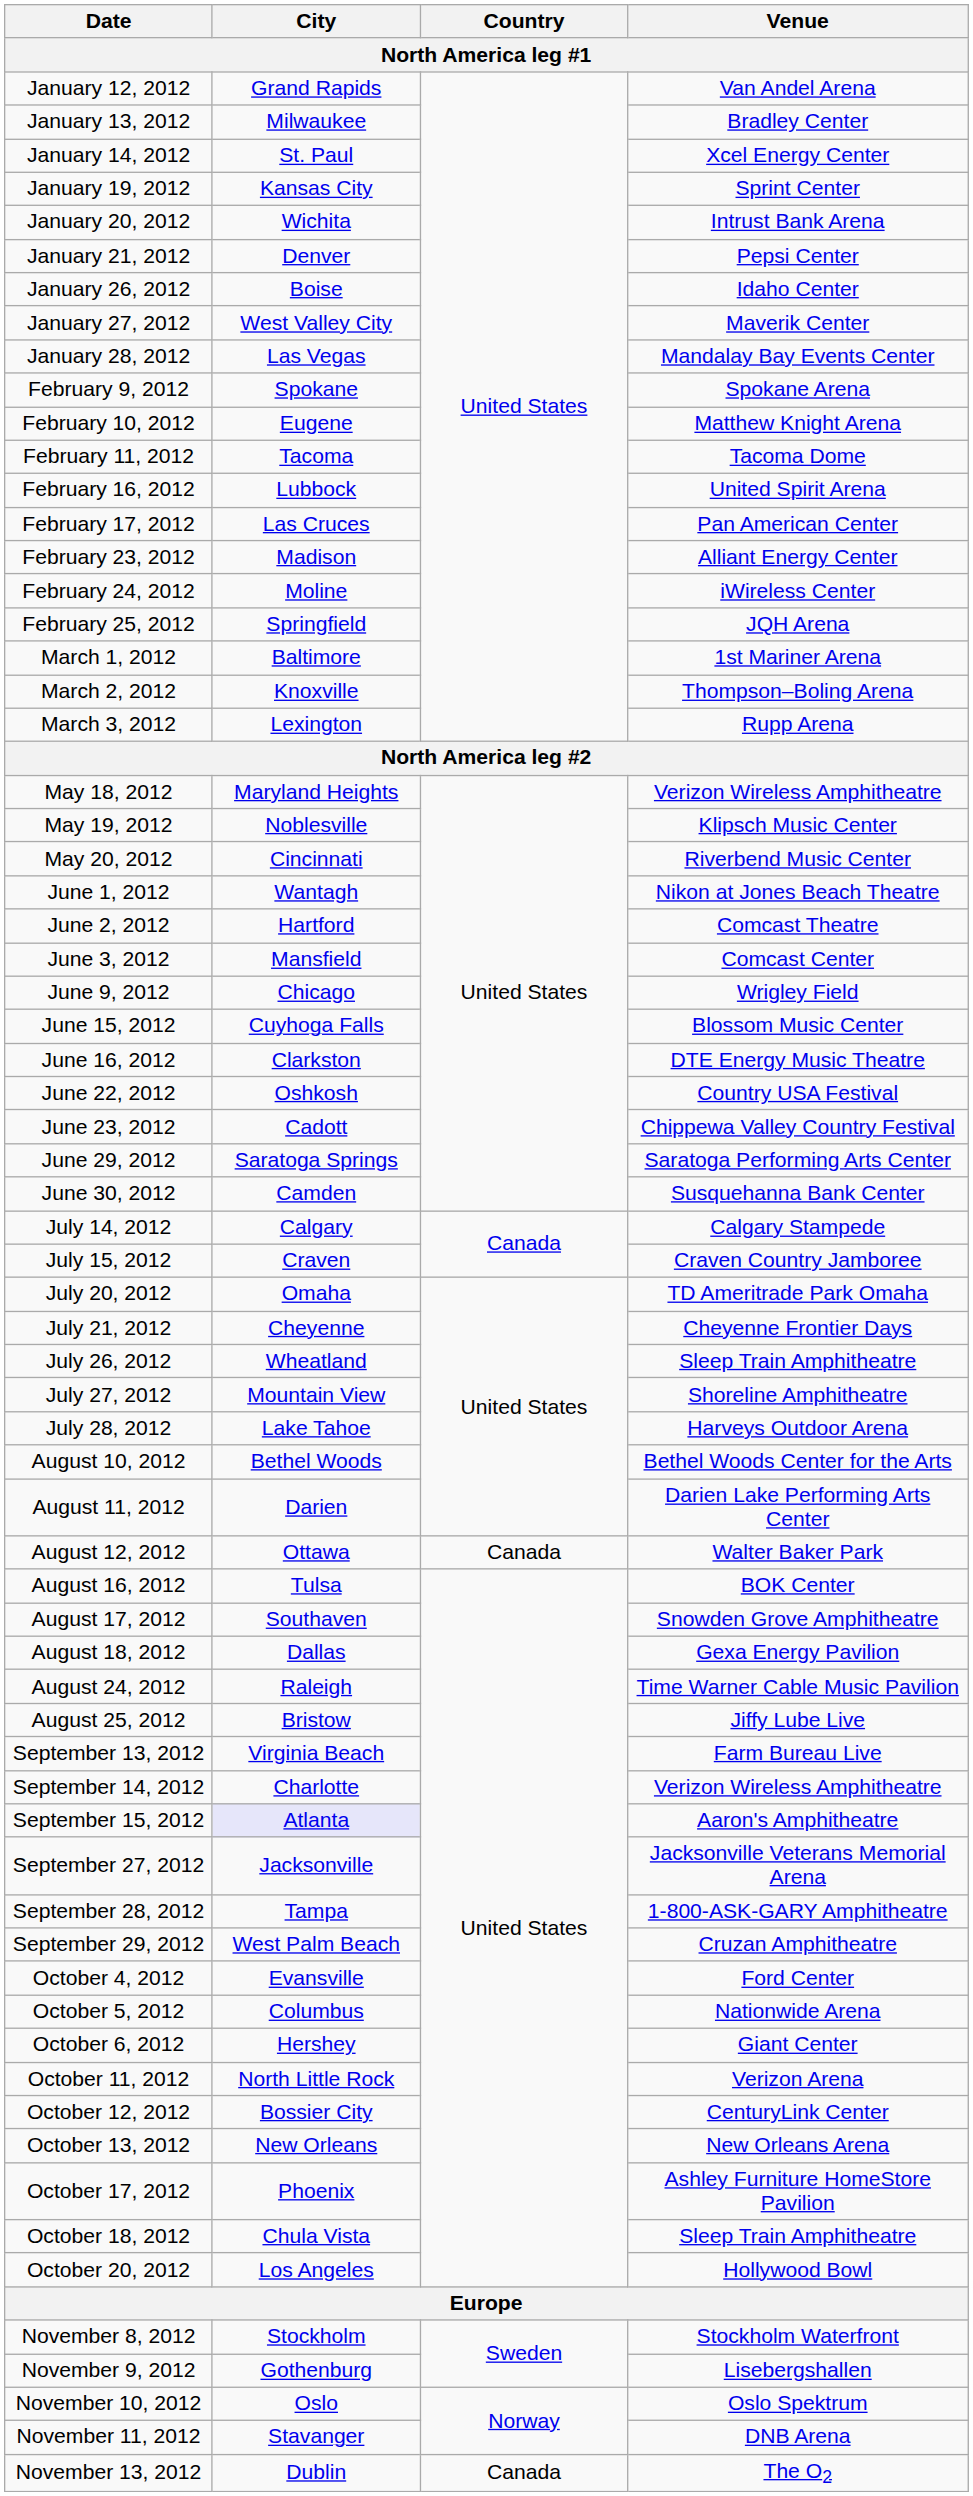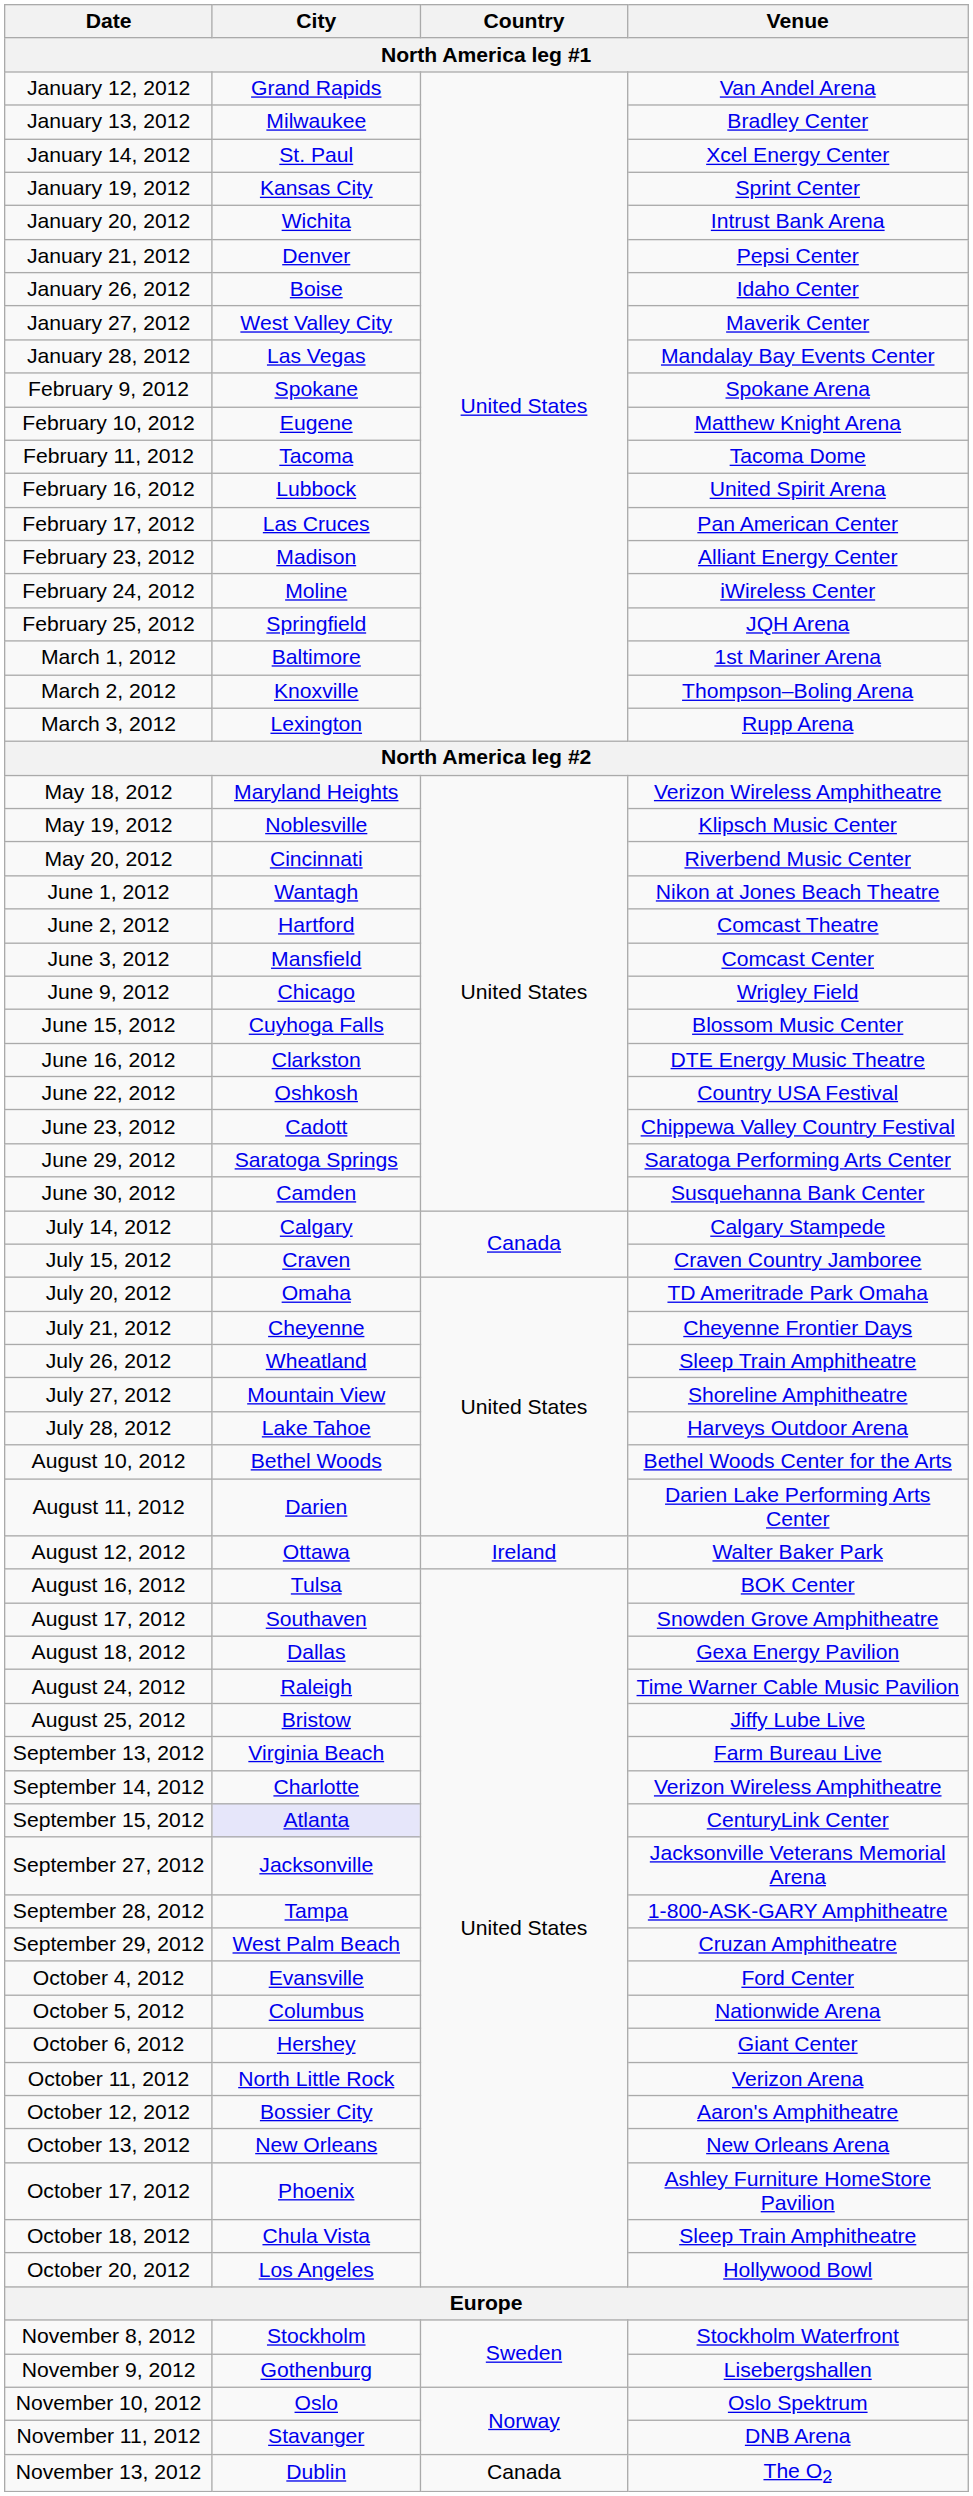(524, 1552) Canada -> (524, 1552) Ireland
(798, 1820) Aaron's Amphitheatre -> (798, 1820) CenturyLink Center
(798, 2111) CenturyLink Center -> (798, 2111) Aaron's Amphitheatre
